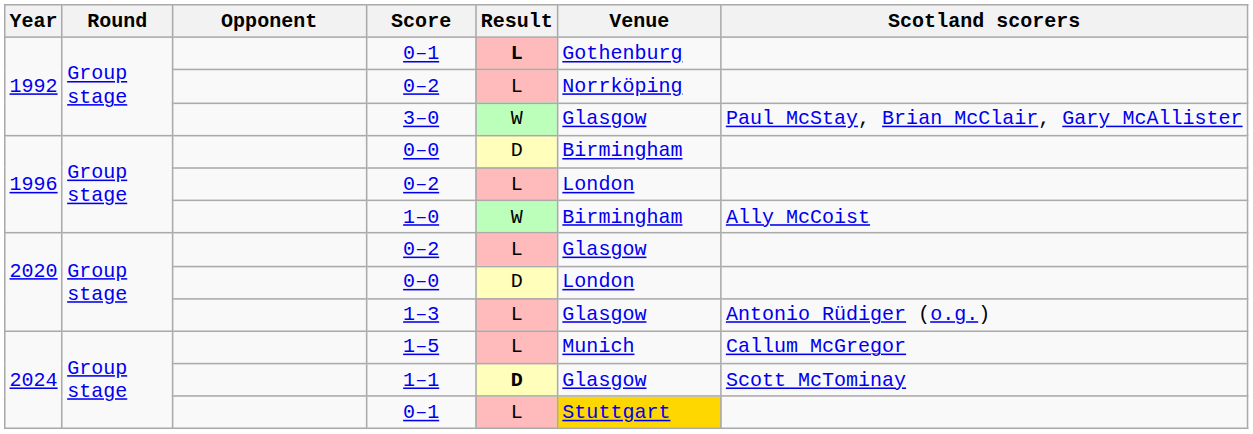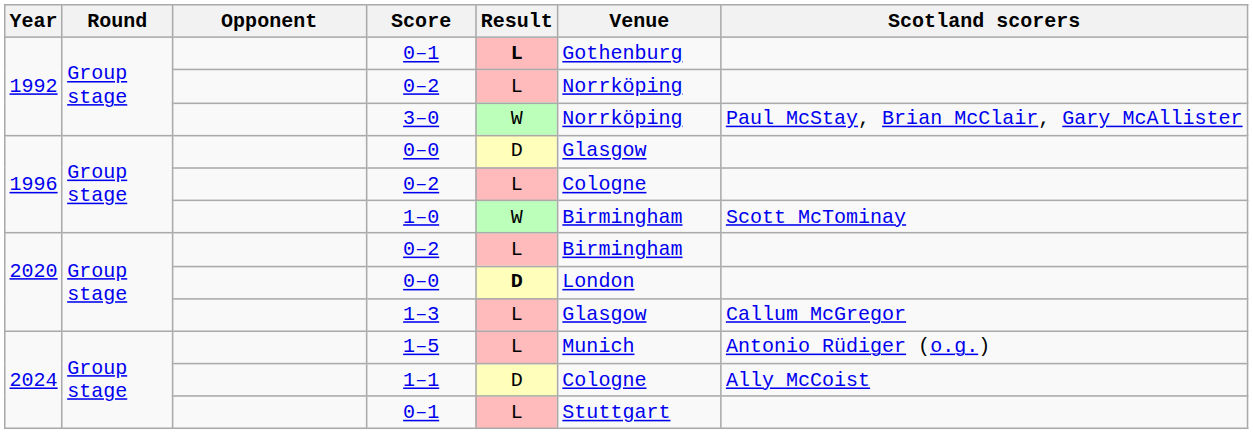(604, 119) Glasgow -> (622, 119) Norrköping
(622, 152) Birmingham -> (604, 152) Glasgow
(598, 184) London -> (604, 184) Cologne
(798, 217) Ally McCoist -> (816, 217) Scott McTominay
(604, 249) Glasgow -> (622, 249) Birmingham
(517, 282) normal -> (517, 282) bold
(858, 315) Antonio Rüdiger (o.g.) -> (816, 315) Callum McGregor
(816, 347) Callum McGregor -> (858, 347) Antonio Rüdiger (o.g.)
(517, 380) bold -> (517, 380) normal
(604, 380) Glasgow -> (604, 380) Cologne
(816, 380) Scott McTominay -> (798, 380) Ally McCoist
(616, 413) gold background -> (616, 413) no background
